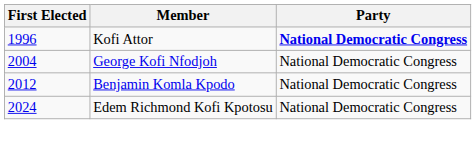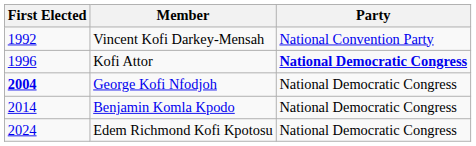+ row: (179, 38)
(22, 61) normal -> (22, 84) bold
(22, 84) 2012 -> (22, 107) 2014
